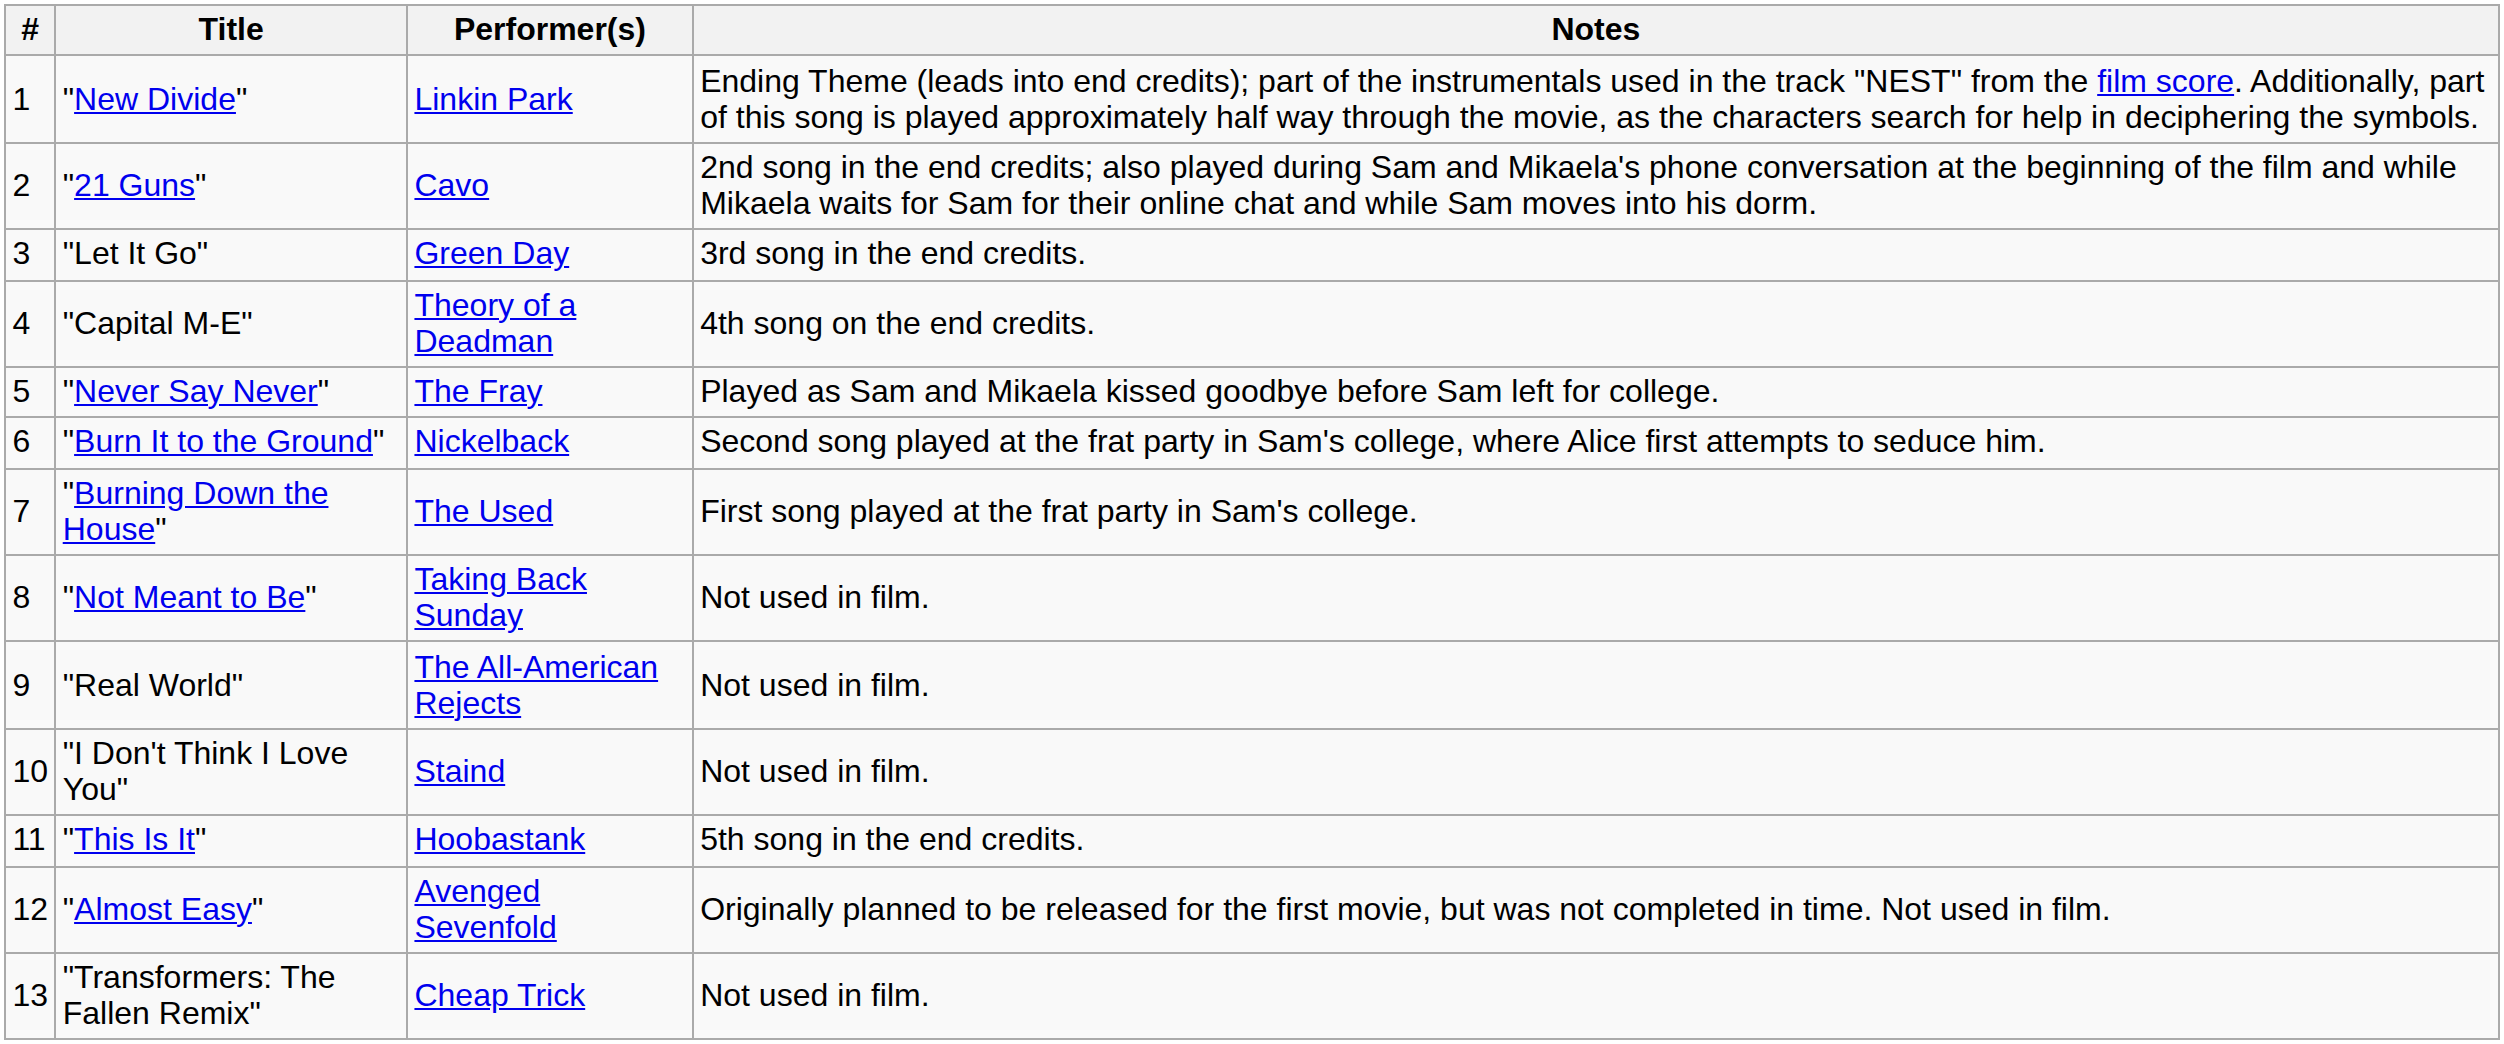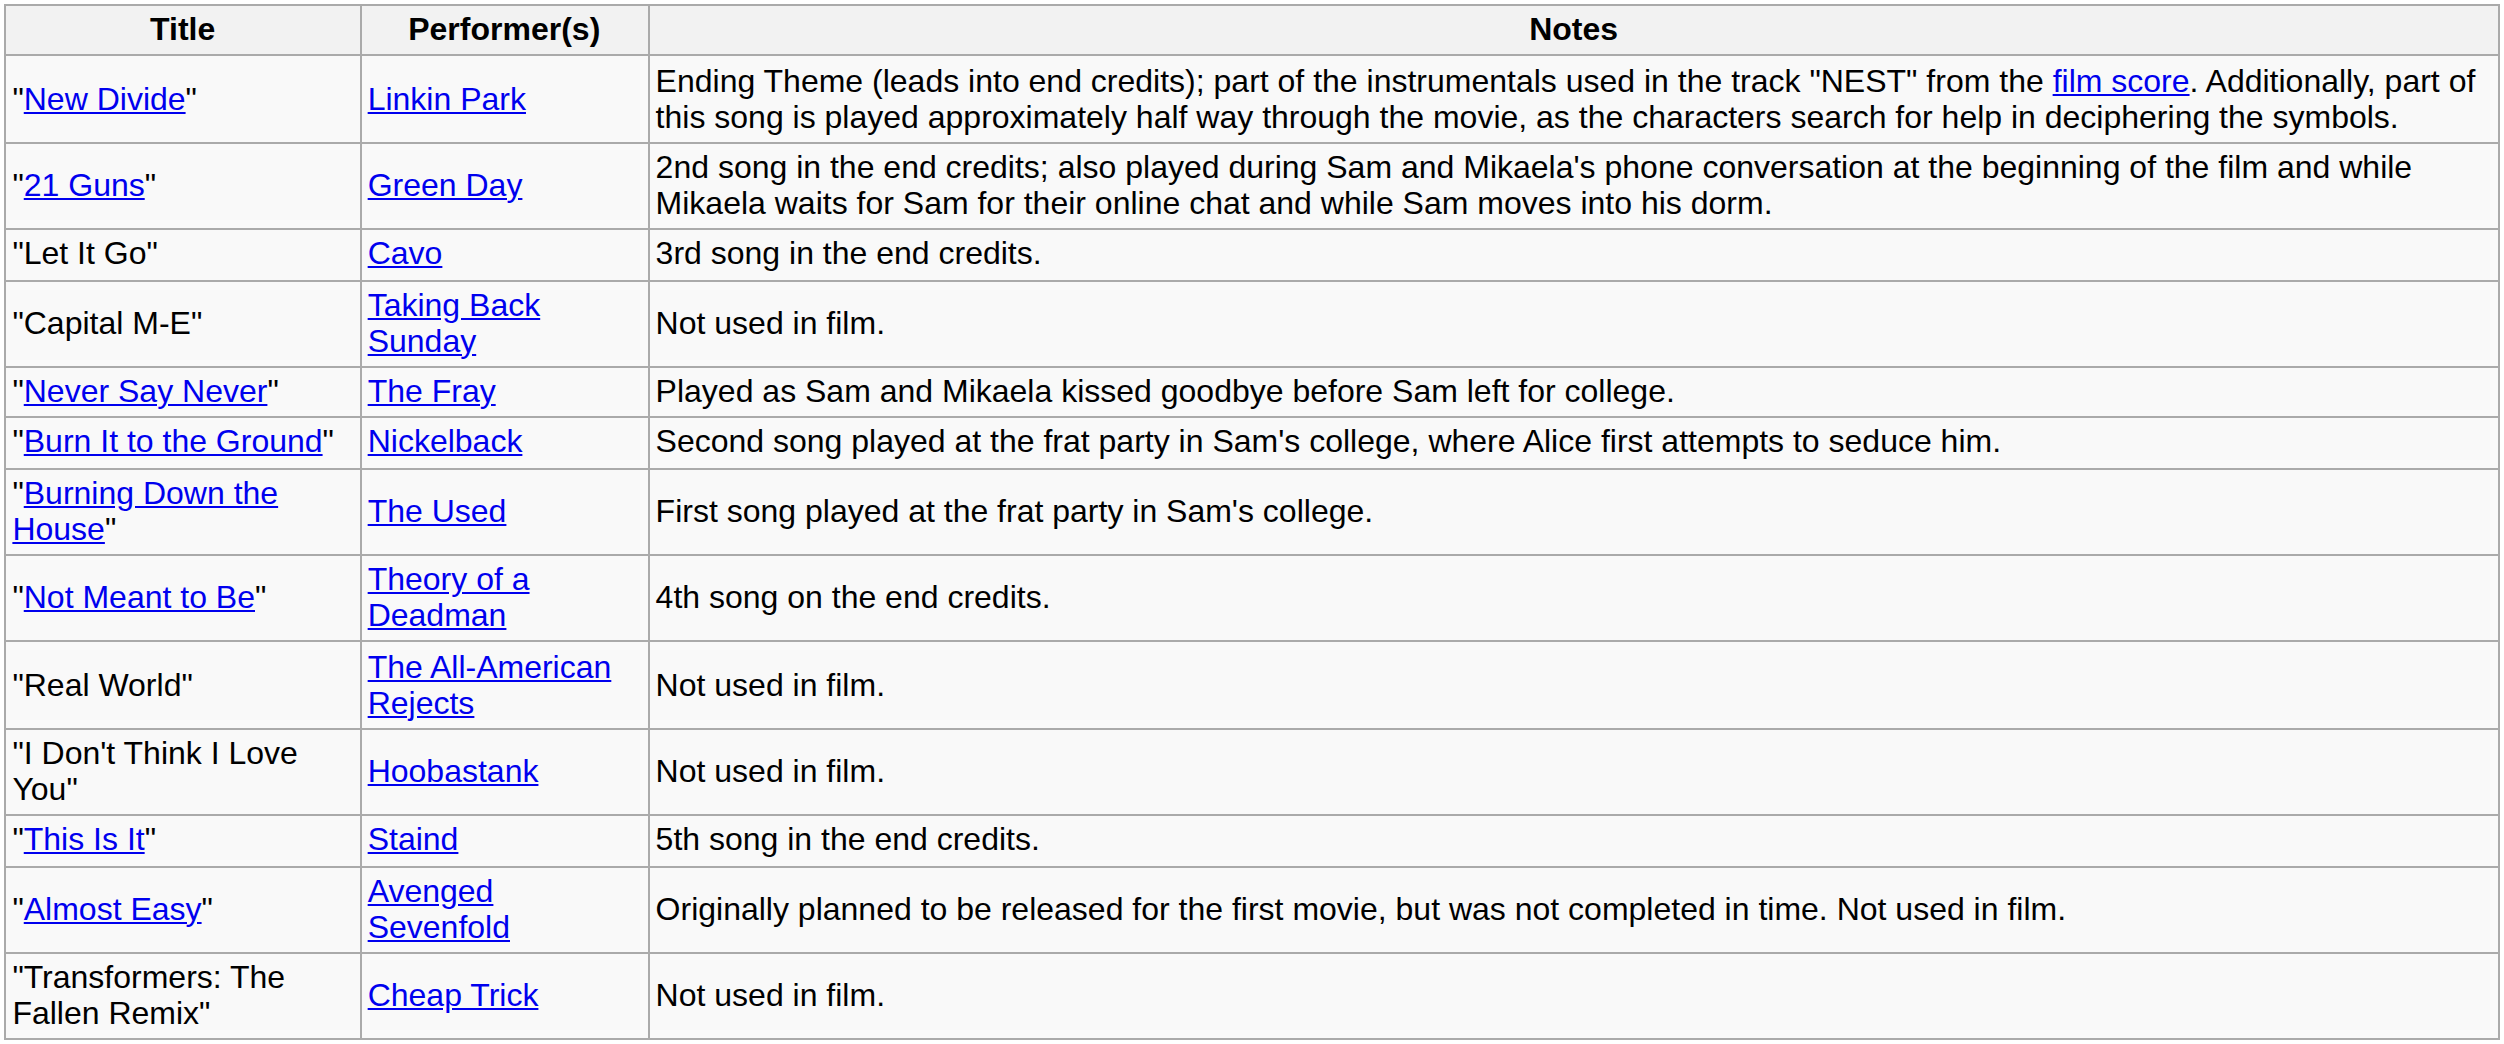- column: (30, 29)
(452, 185) Cavo -> (445, 185) Green Day
(492, 254) Green Day -> (405, 254) Cavo
(495, 322) Theory of a Deadman -> (454, 322) Taking Back Sunday
(898, 322) 4th song on the end credits. -> (770, 322) Not used in film.
(501, 597) Taking Back Sunday -> (449, 597) Theory of a Deadman
(815, 597) Not used in film. -> (853, 597) 4th song on the end credits.
(460, 771) Staind -> (453, 771) Hoobastank
(500, 840) Hoobastank -> (413, 840) Staind
